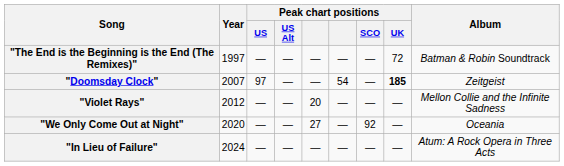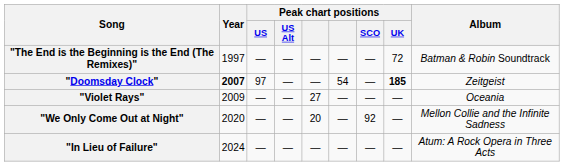(233, 81) normal -> (233, 81) bold
(233, 103) 2012 -> (233, 97) 2009
(315, 103) 20 -> (315, 97) 27
(485, 103) Mellon Collie and the Infinite Sadness -> (485, 97) Oceania
(315, 125) 27 -> (315, 119) 20
(485, 125) Oceania -> (485, 119) Mellon Collie and the Infinite Sadness
